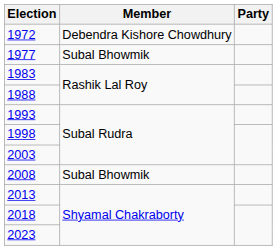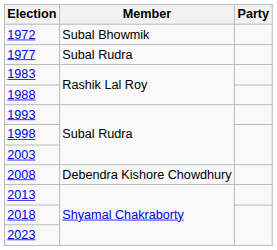(147, 34) Debendra Kishore Chowdhury -> (106, 34) Subal Bhowmik
(106, 54) Subal Bhowmik -> (97, 54) Subal Rudra
(106, 174) Subal Bhowmik -> (147, 174) Debendra Kishore Chowdhury
